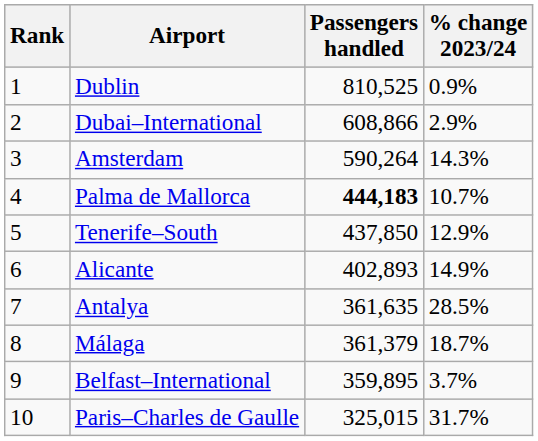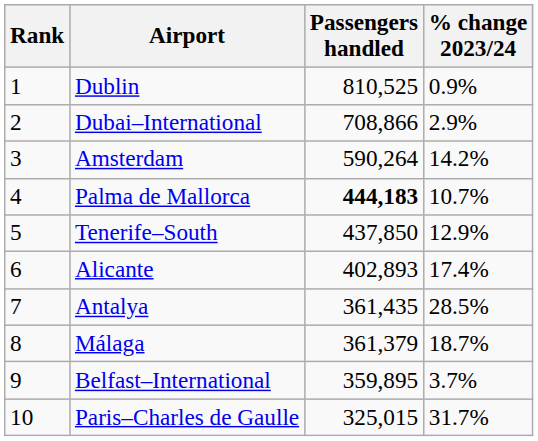(380, 122) 608,866 -> (380, 122) 708,866
(459, 159) 14.3% -> (459, 159) 14.2%
(459, 269) 14.9% -> (459, 269) 17.4%
(380, 306) 361,635 -> (380, 306) 361,435
